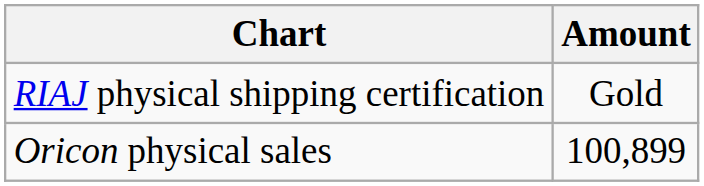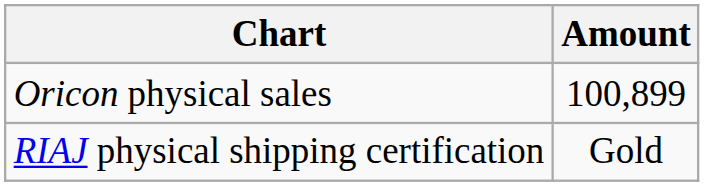rows swapped: (173, 151) <-> (279, 92)
